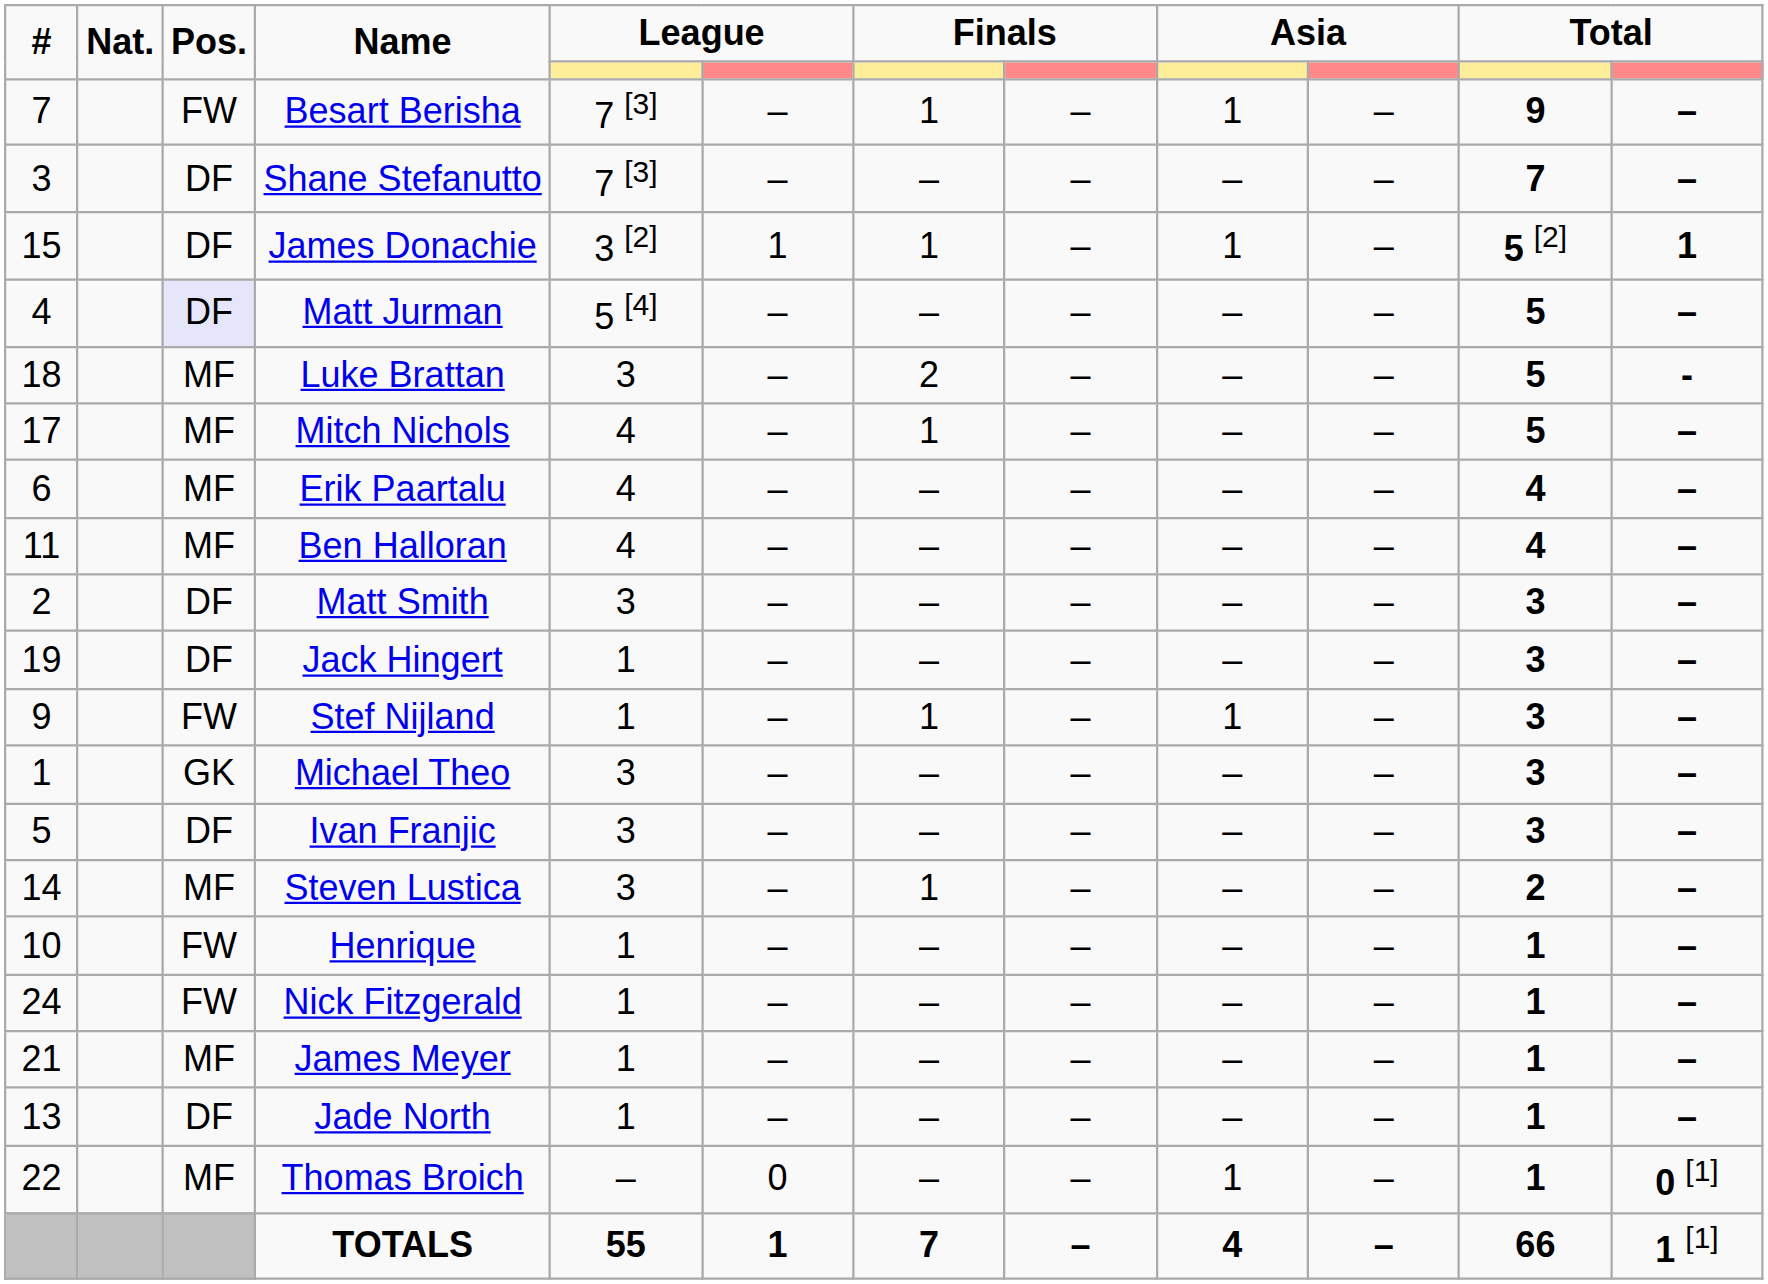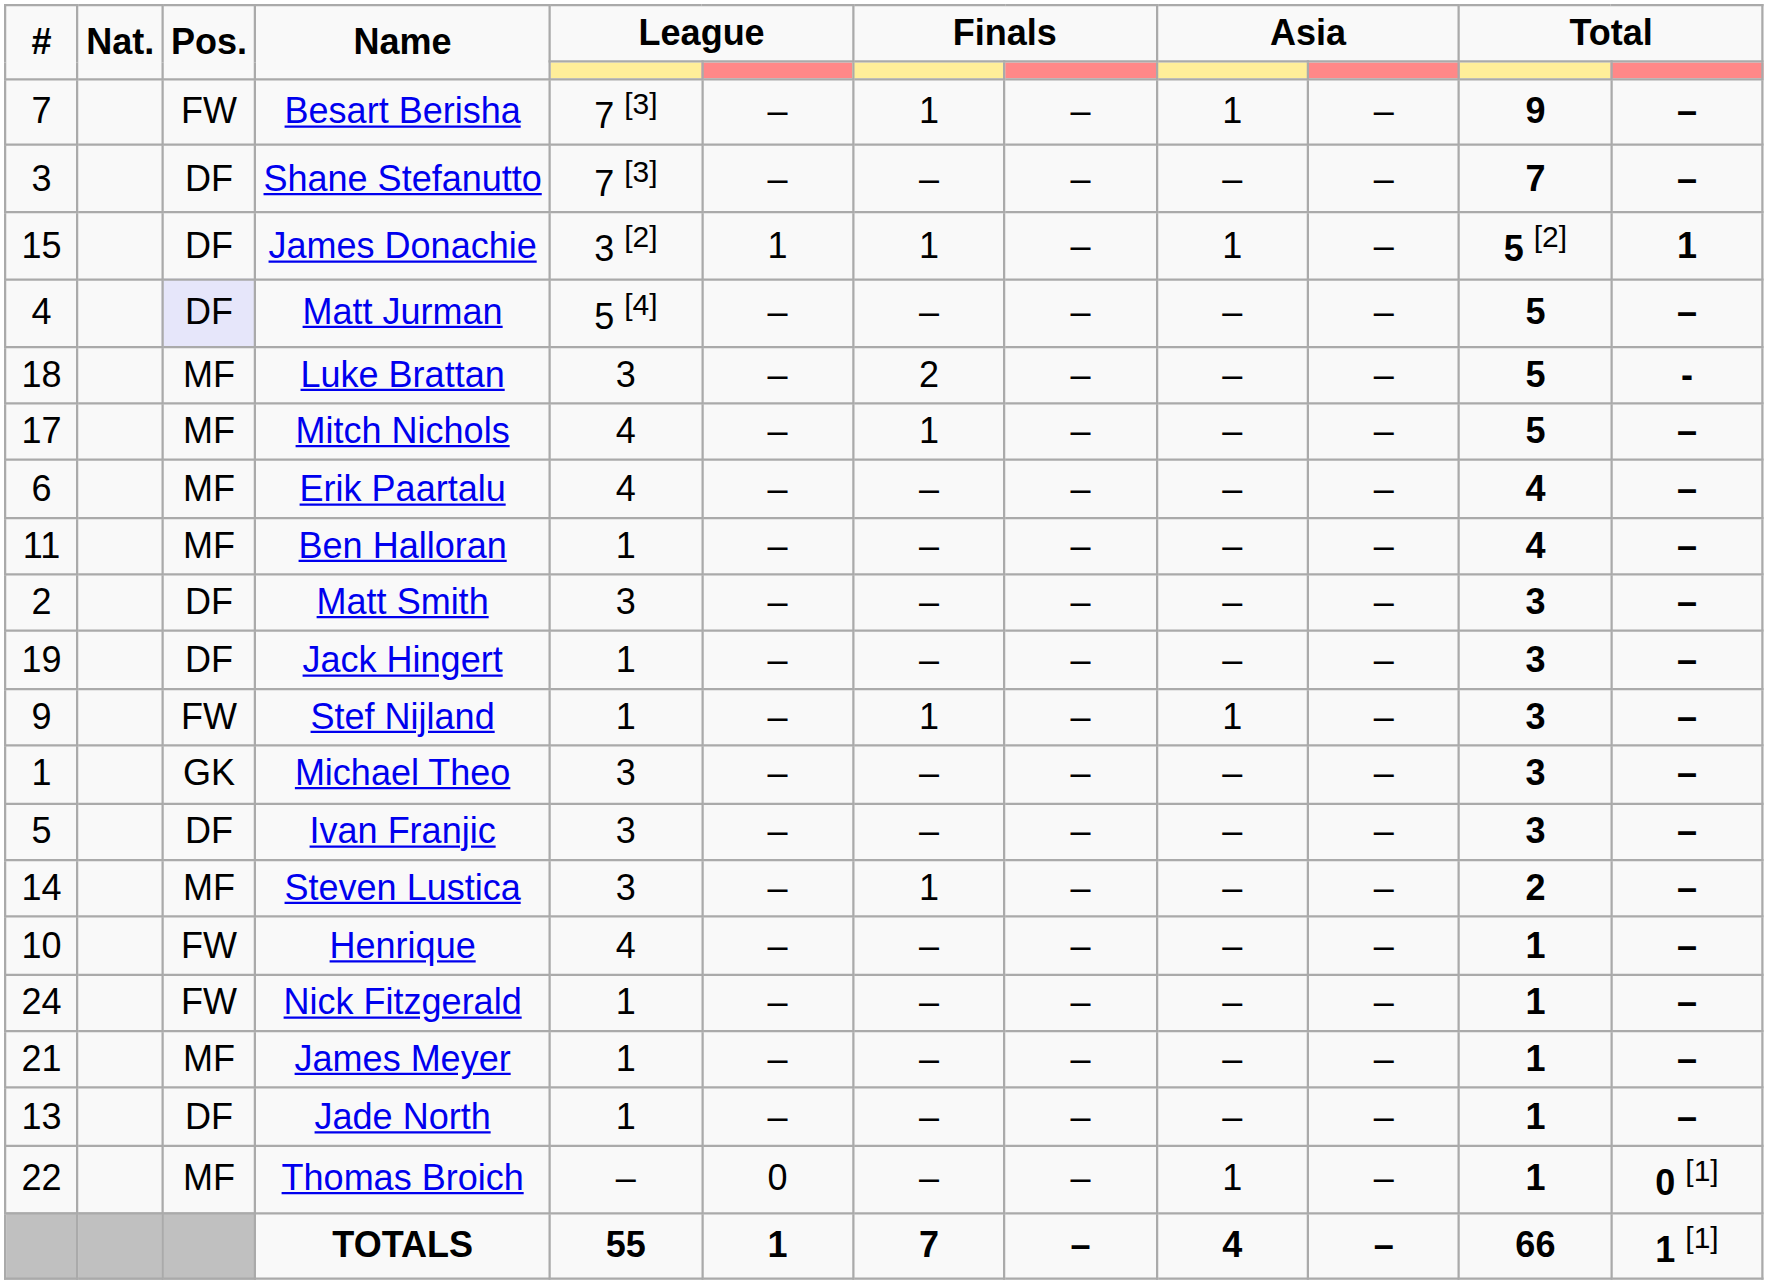(626, 545) 4 -> (626, 545) 1
(626, 944) 1 -> (626, 944) 4
